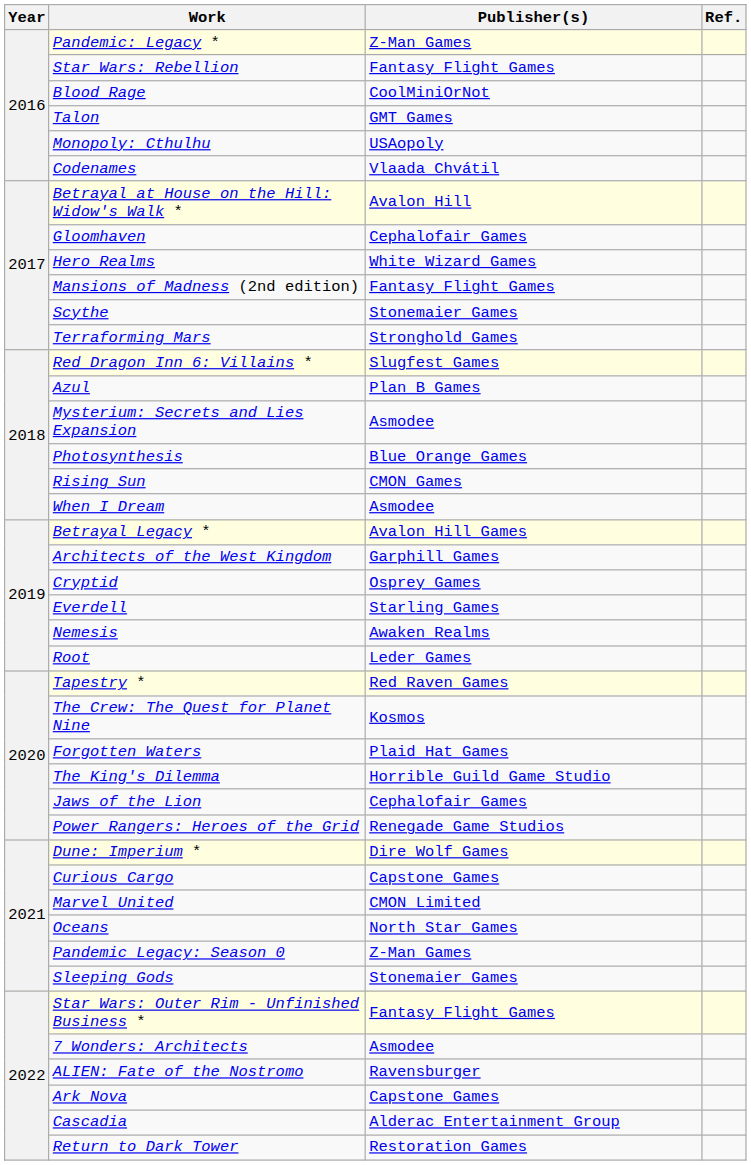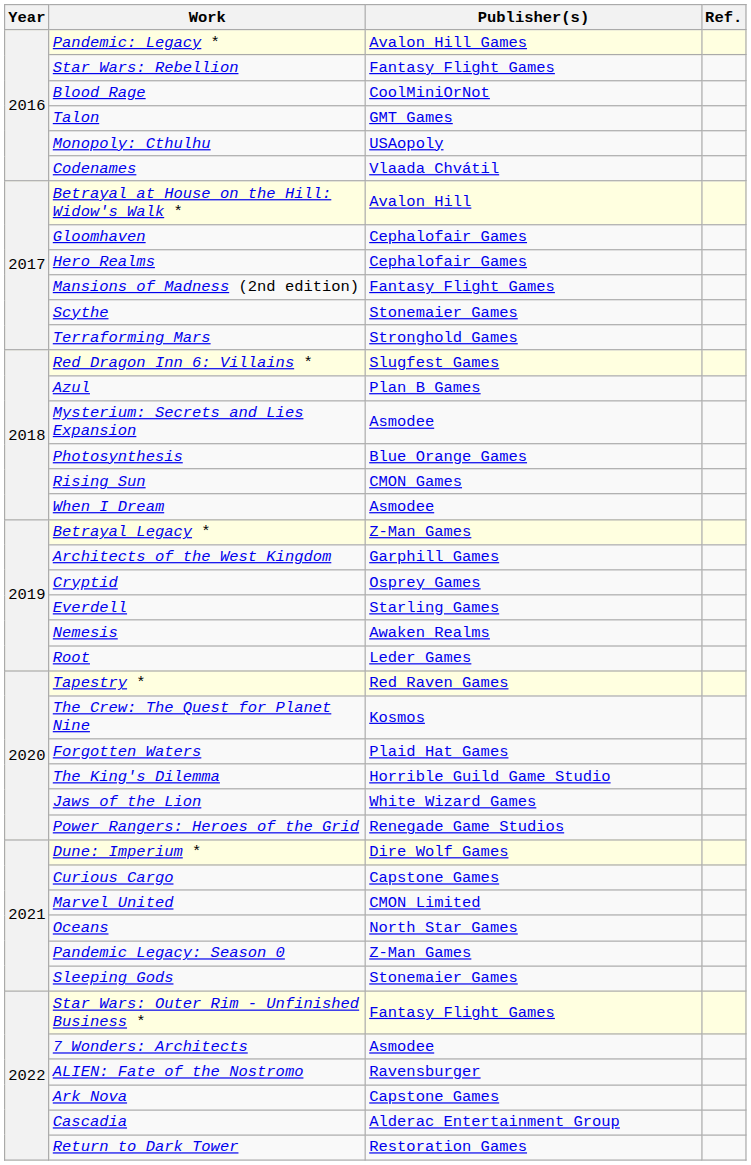(420, 42) Z-Man Games -> (448, 42) Avalon Hill Games
(453, 262) White Wizard Games -> (448, 262) Cephalofair Games
(448, 532) Avalon Hill Games -> (420, 532) Z-Man Games
(448, 802) Cephalofair Games -> (453, 802) White Wizard Games
